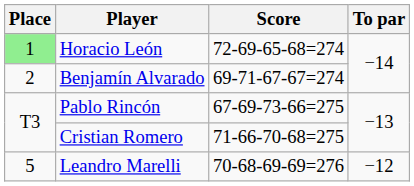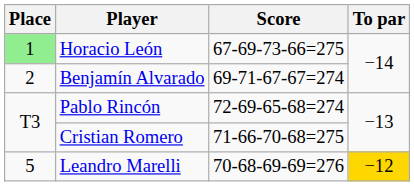(279, 48) 72-69-65-68=274 -> (279, 48) 67-69-73-66=275
(279, 107) 67-69-73-66=275 -> (279, 107) 72-69-65-68=274
(379, 166) no background -> (379, 166) gold background
